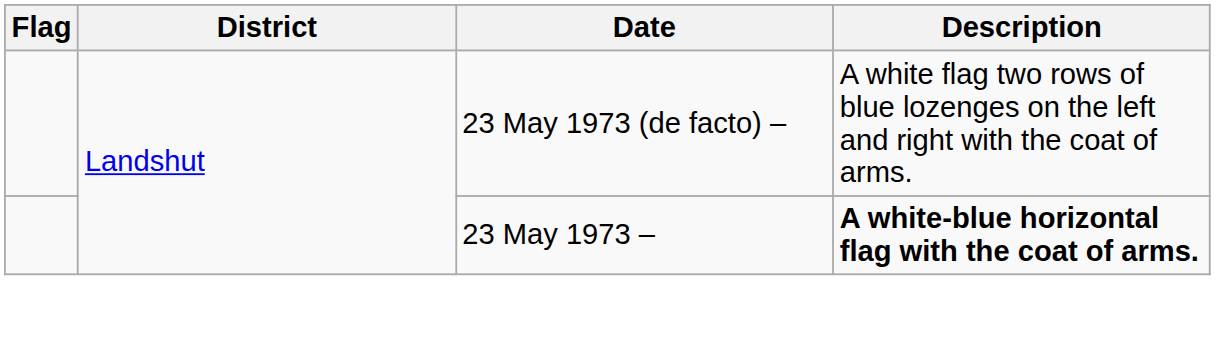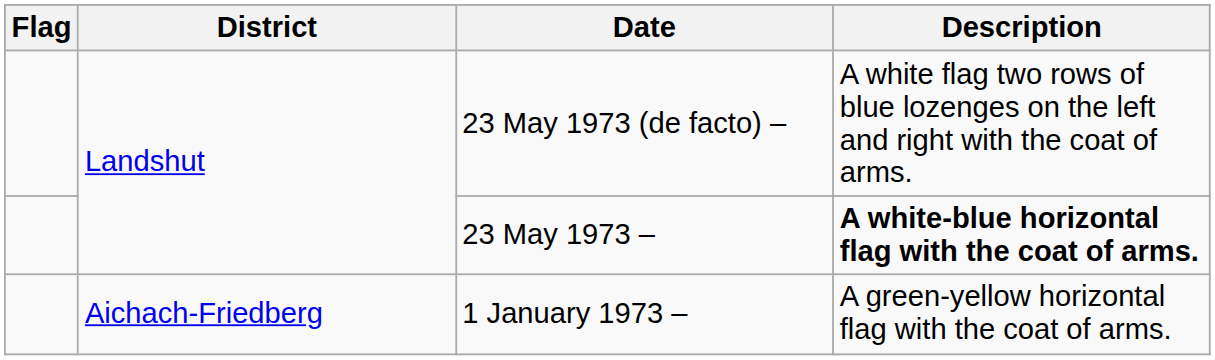+ row: (575, 313)
